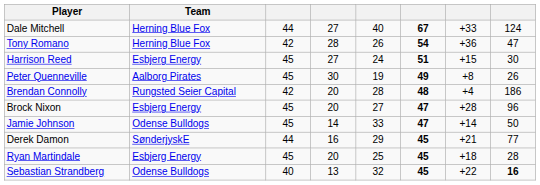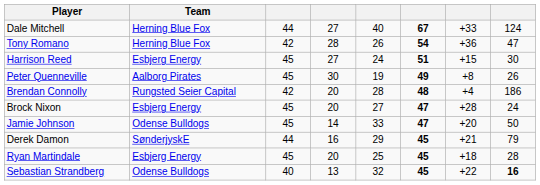(513, 108) 96 -> (513, 108) 24
(468, 124) +14 -> (468, 124) +20
(513, 140) 77 -> (513, 140) 79
